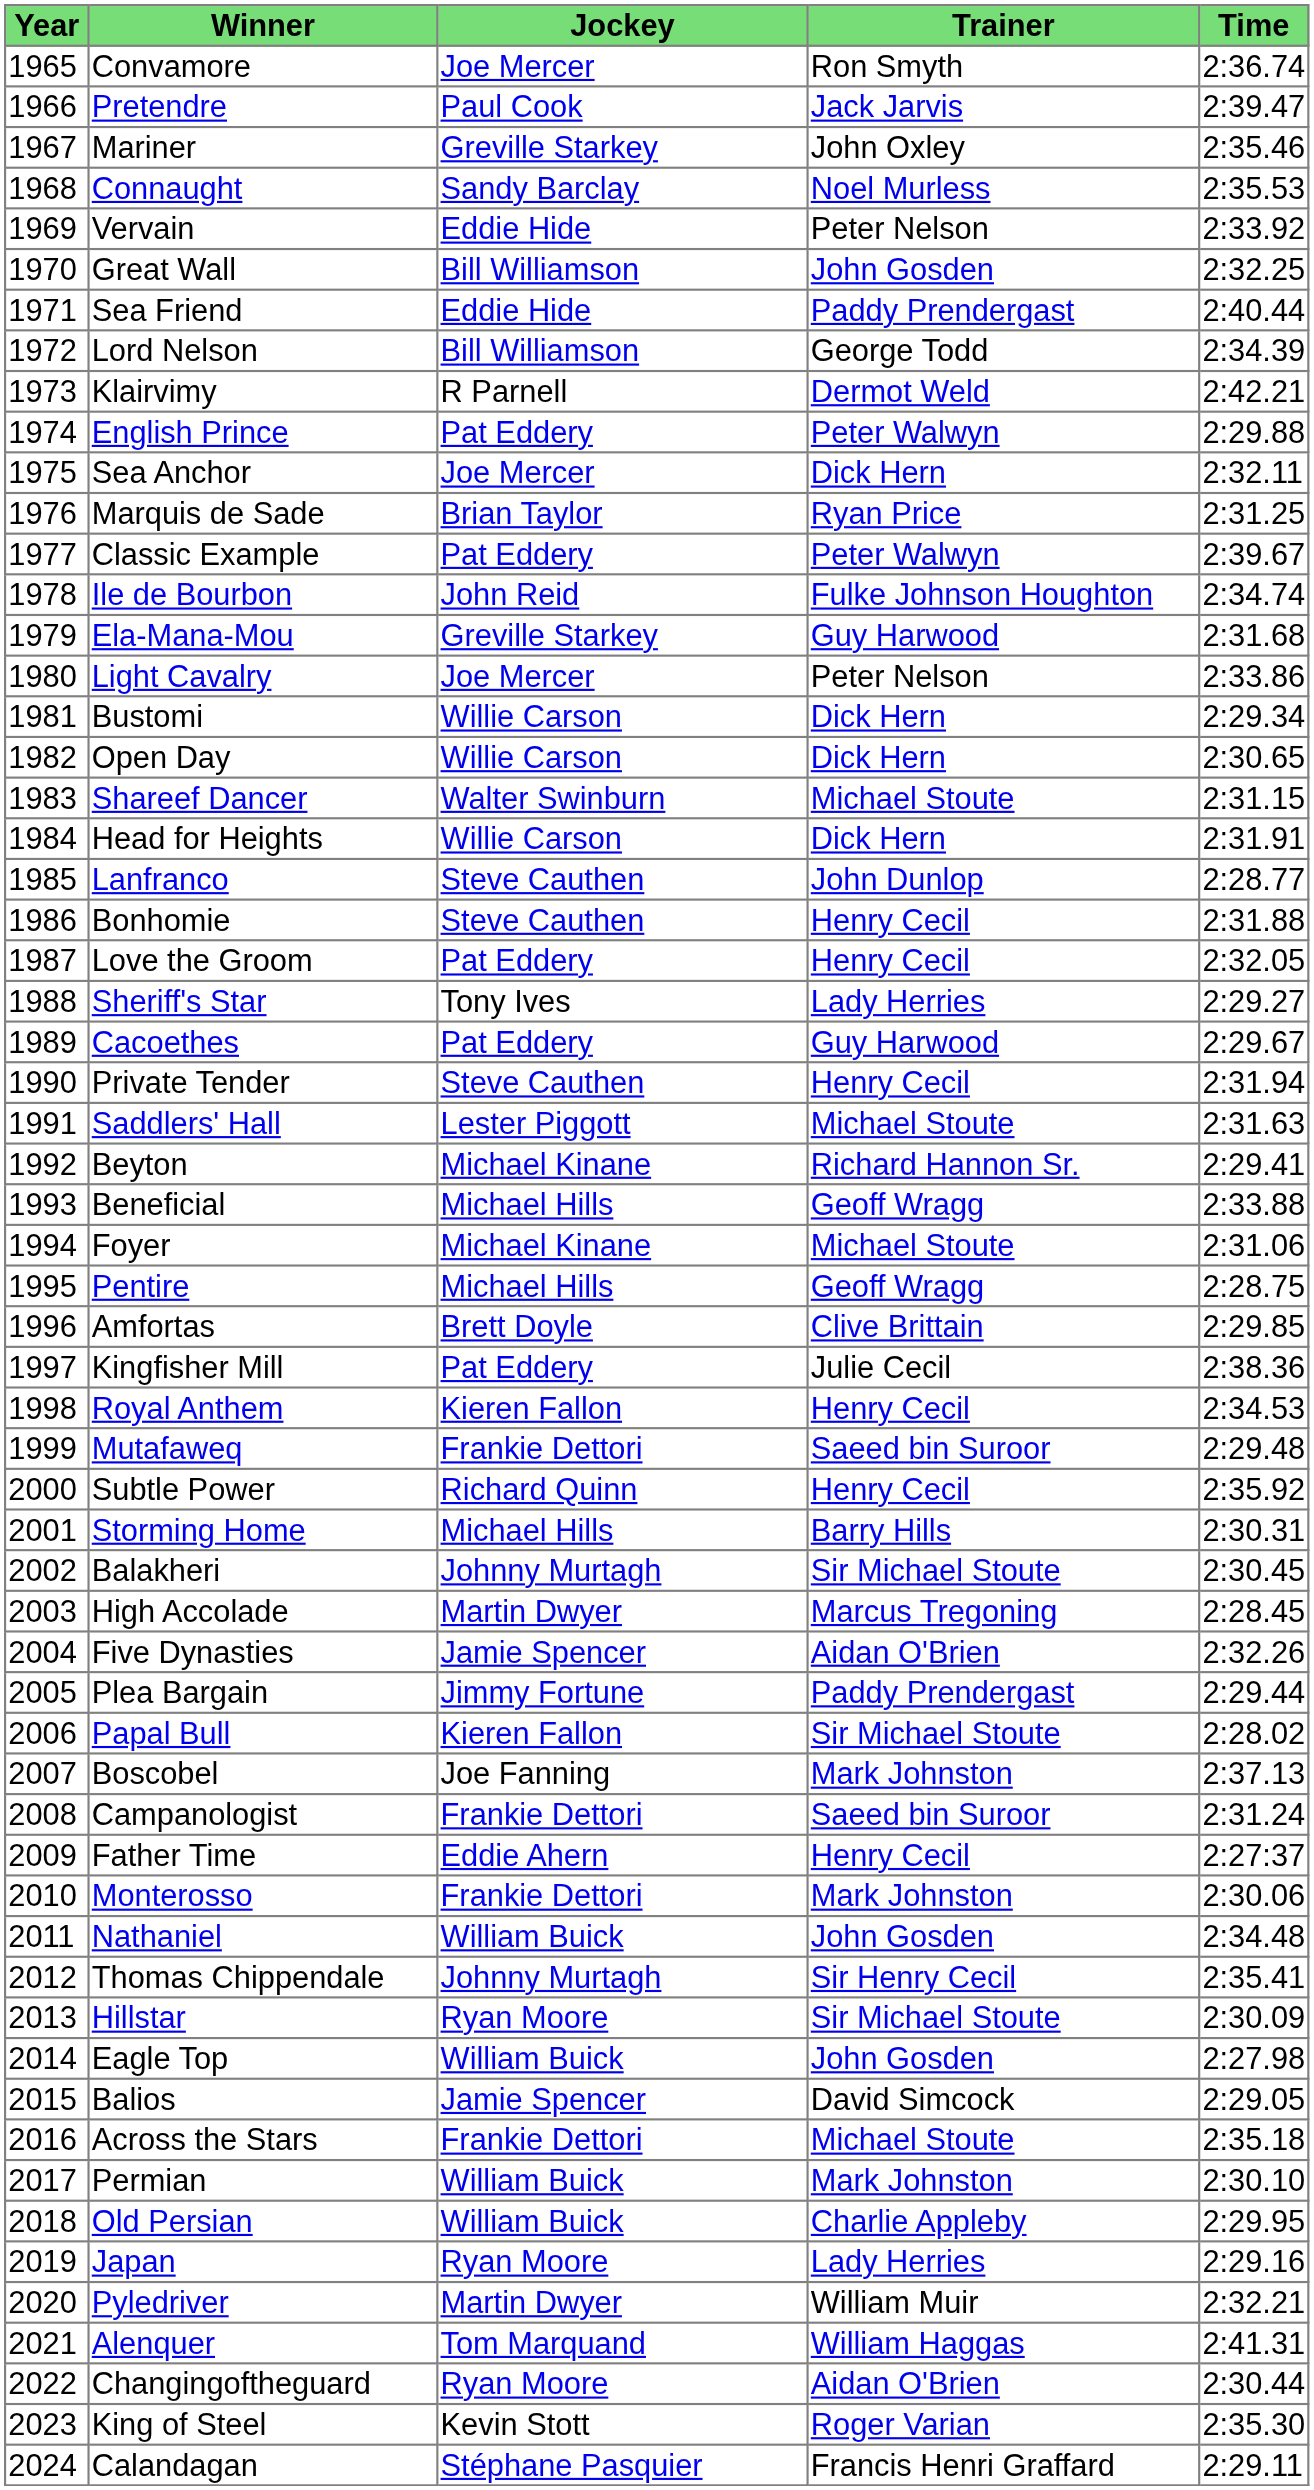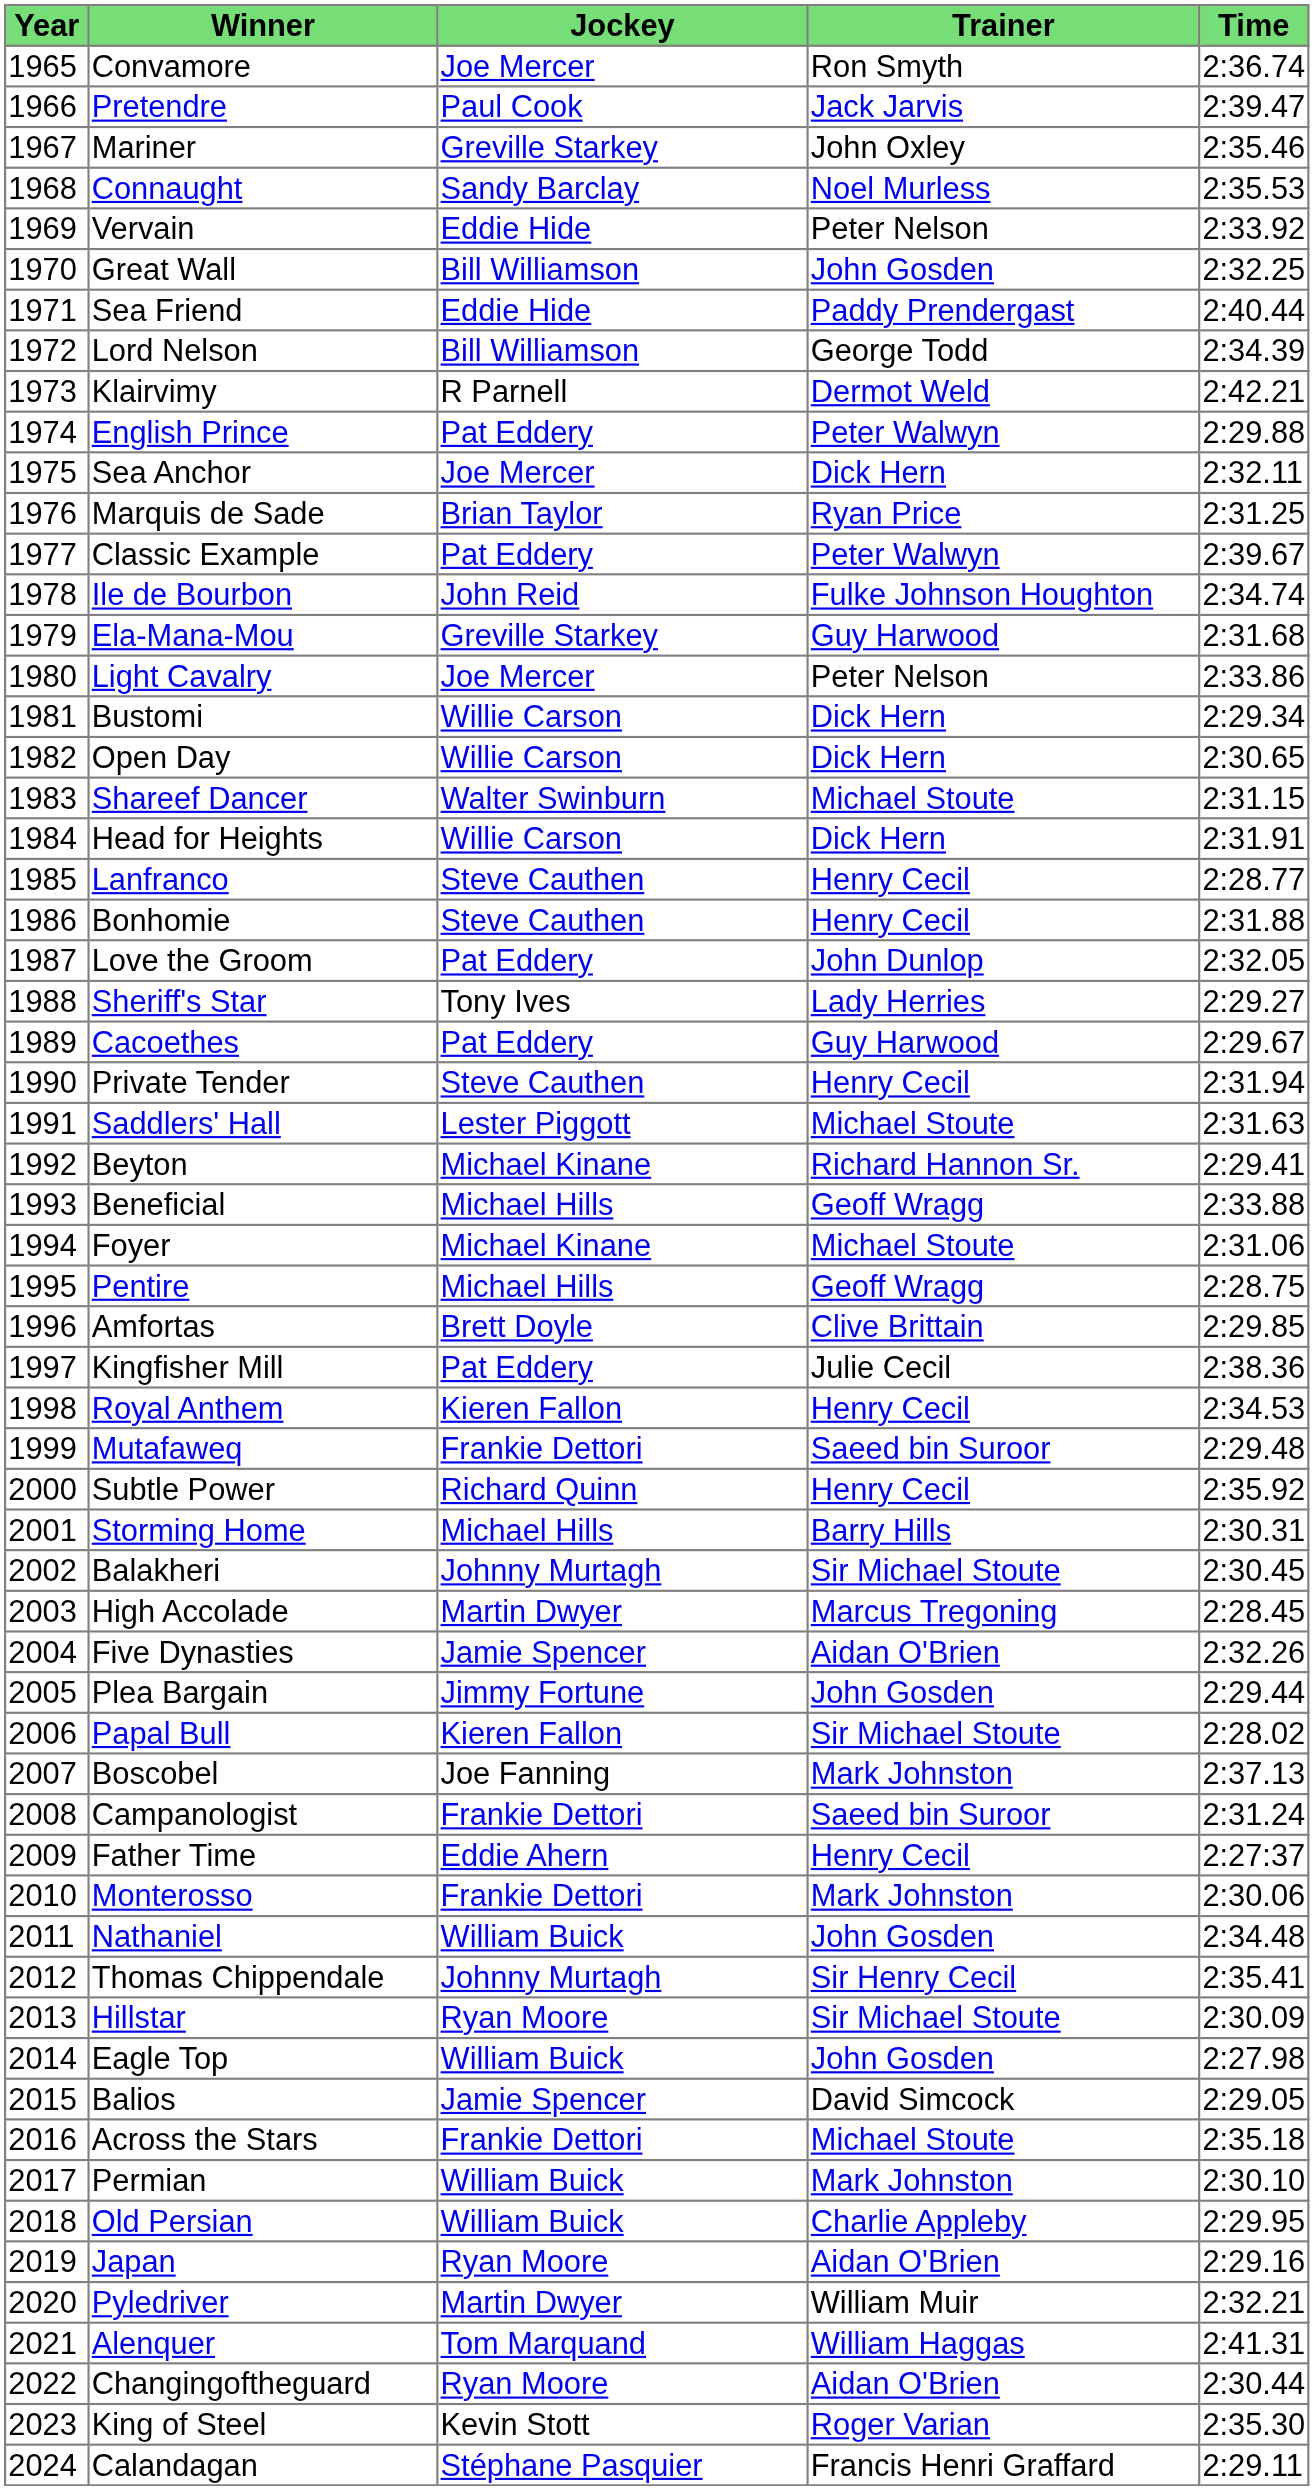(897, 879) John Dunlop -> (890, 879) Henry Cecil
(890, 961) Henry Cecil -> (897, 961) John Dunlop
(943, 1692) Paddy Prendergast -> (902, 1692) John Gosden
(898, 2262) Lady Herries -> (905, 2262) Aidan O'Brien
